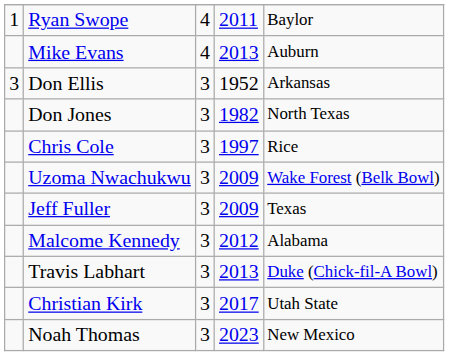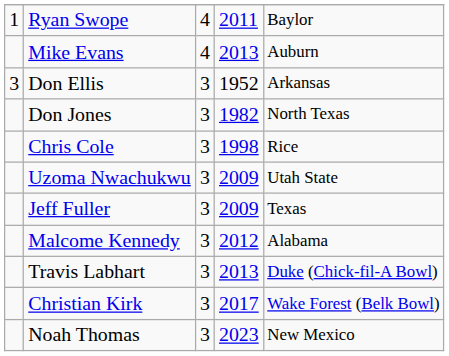(239, 146) 1997 -> (239, 146) 1998
(353, 177) Wake Forest (Belk Bowl) -> (303, 177) Utah State
(303, 303) Utah State -> (353, 303) Wake Forest (Belk Bowl)
